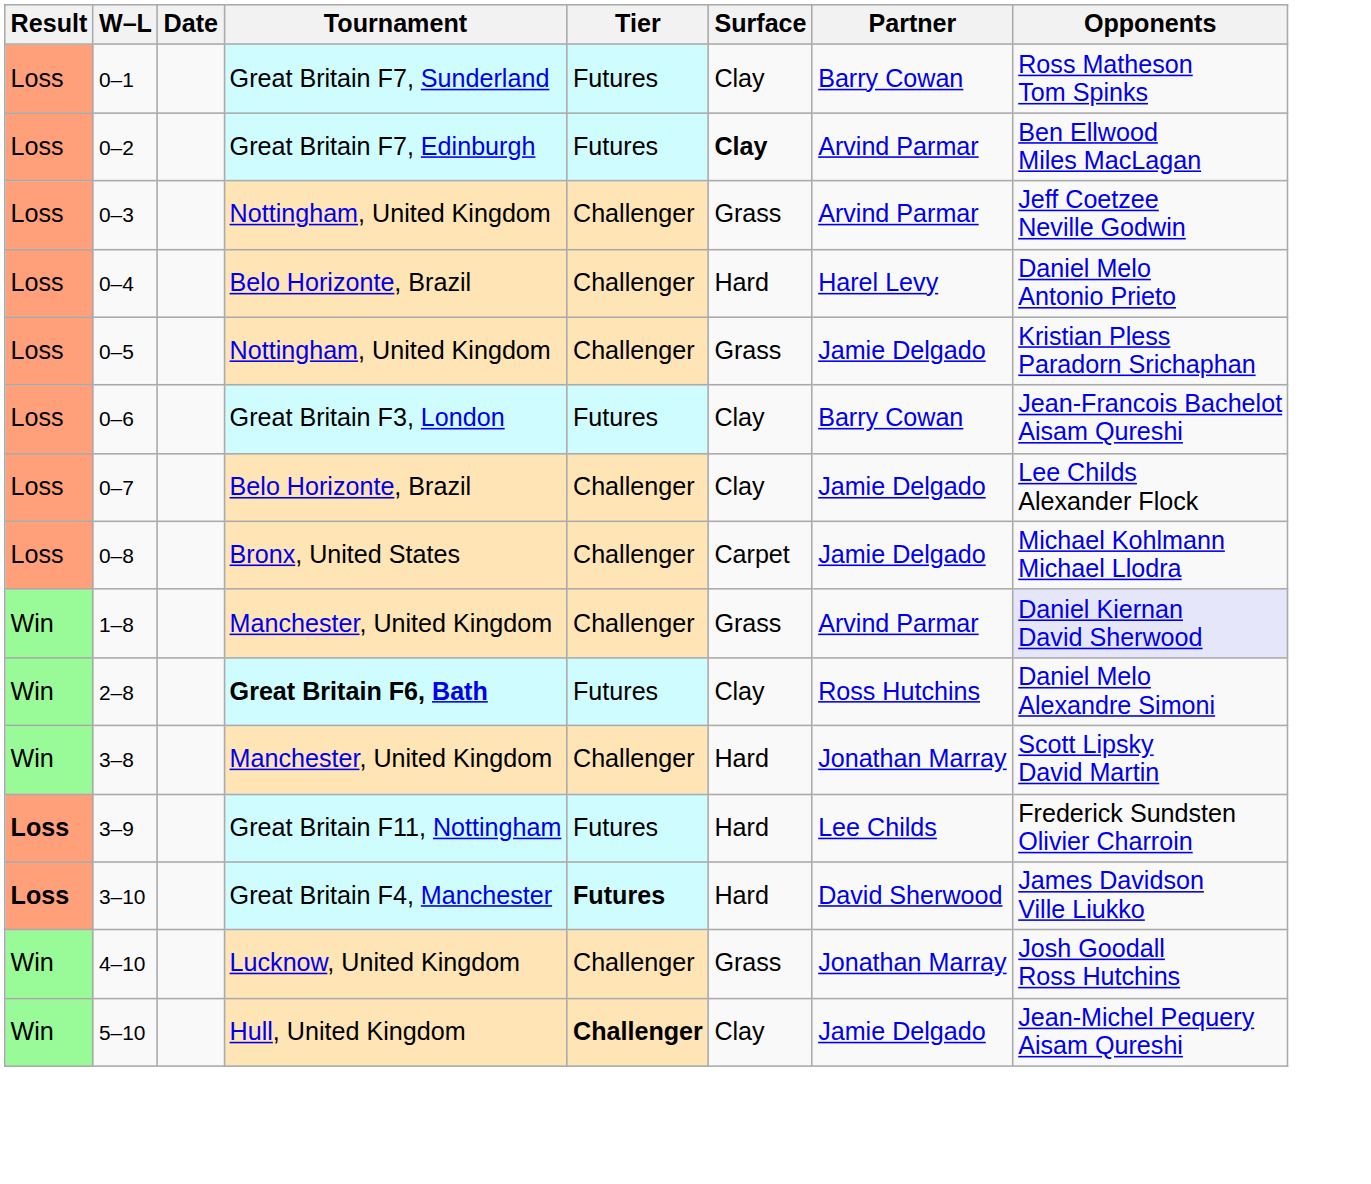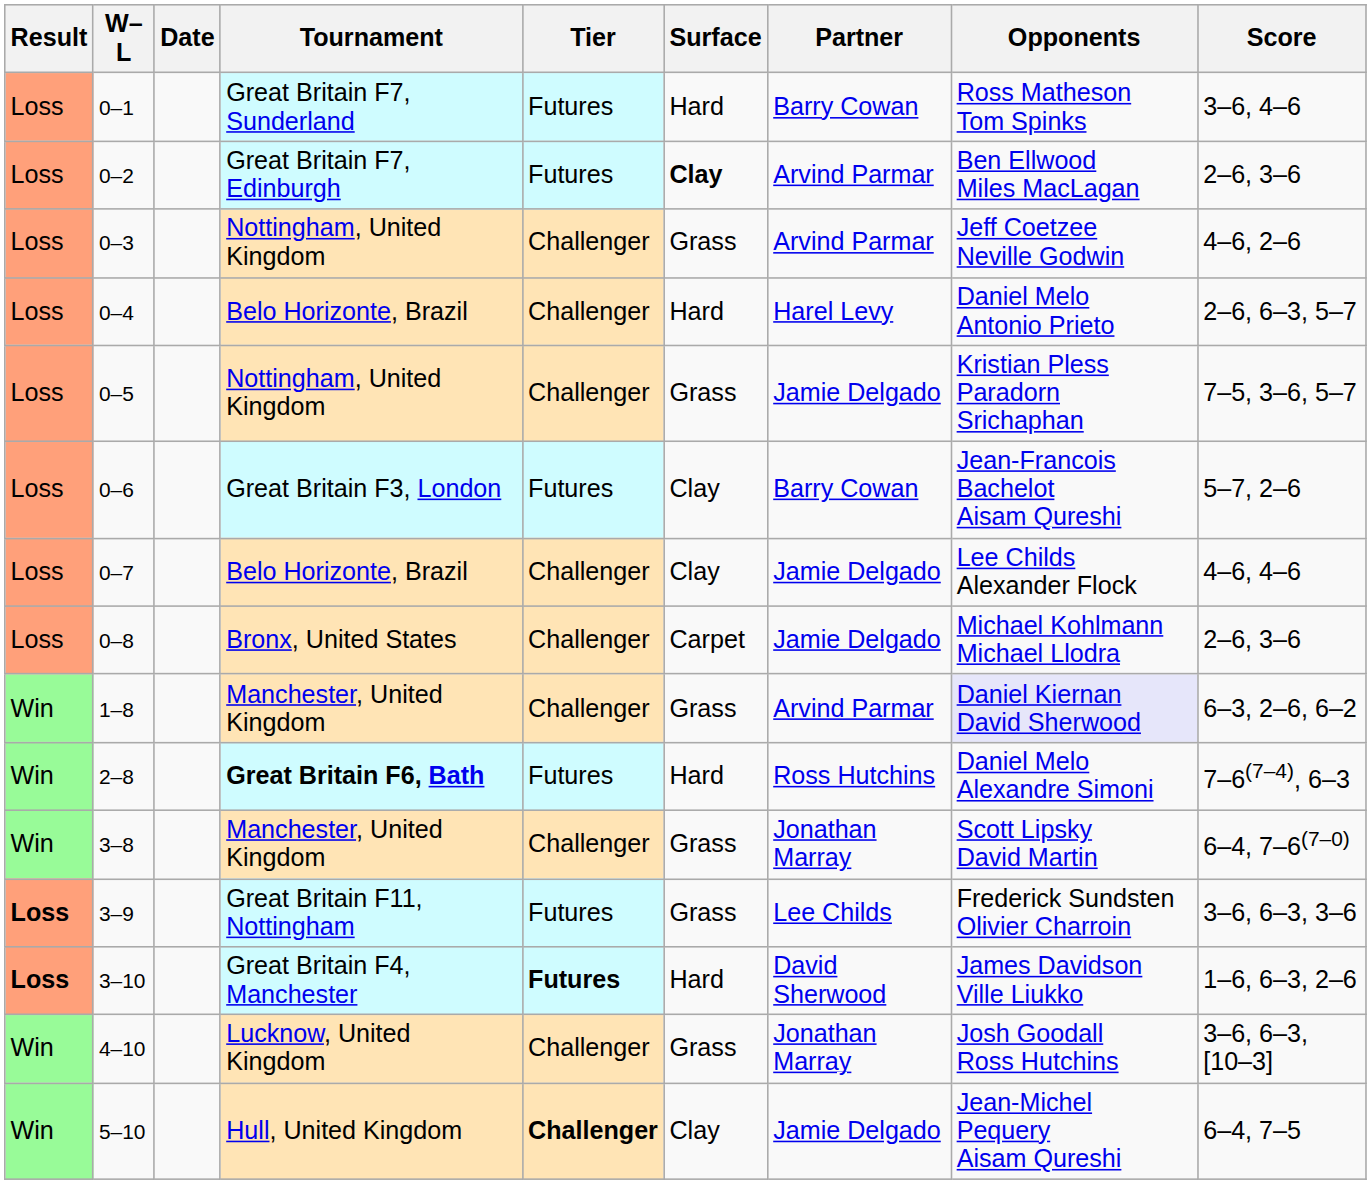+ column: (1282, 38)
(740, 78) Clay -> (697, 106) Hard
(740, 691) Clay -> (697, 776) Hard
(742, 759) Hard -> (703, 844) Grass
(742, 827) Hard -> (703, 912) Grass
